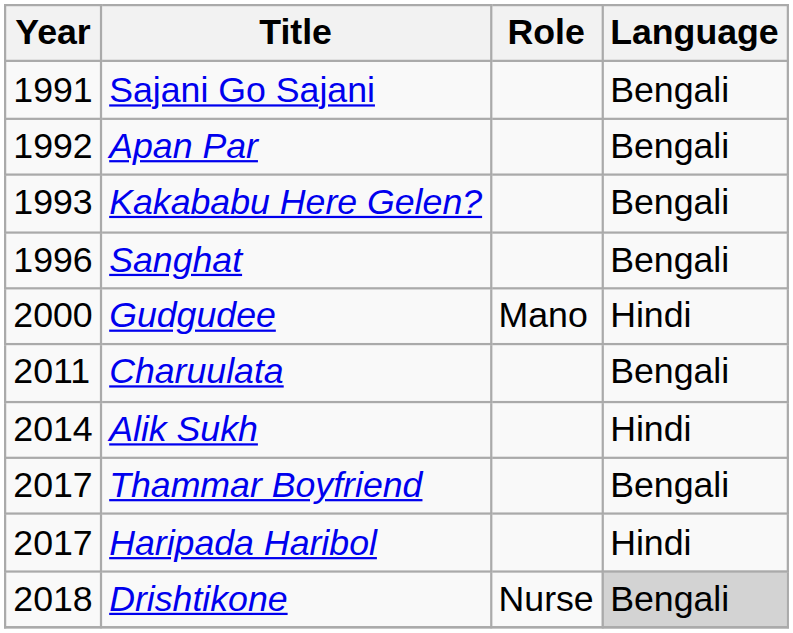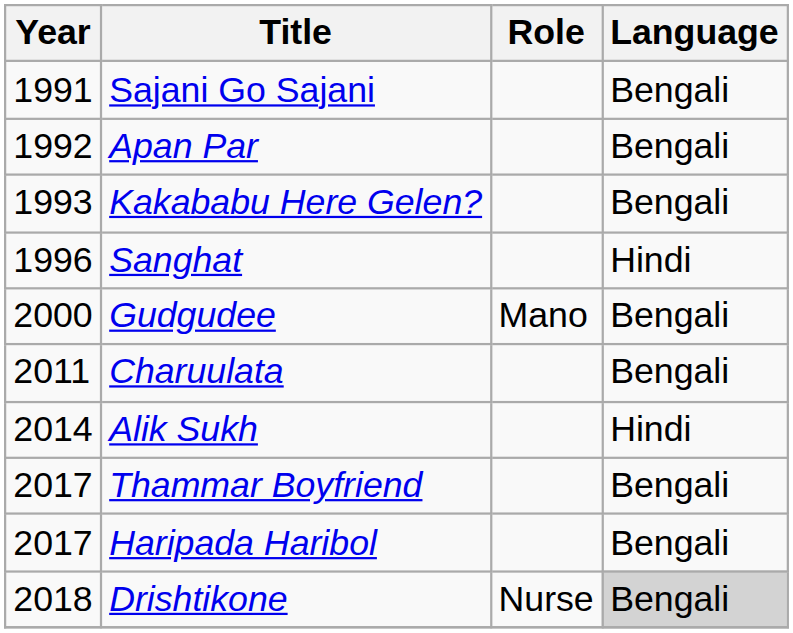(670, 259) Bengali -> (651, 259) Hindi
(651, 315) Hindi -> (670, 315) Bengali
(651, 542) Hindi -> (670, 542) Bengali
